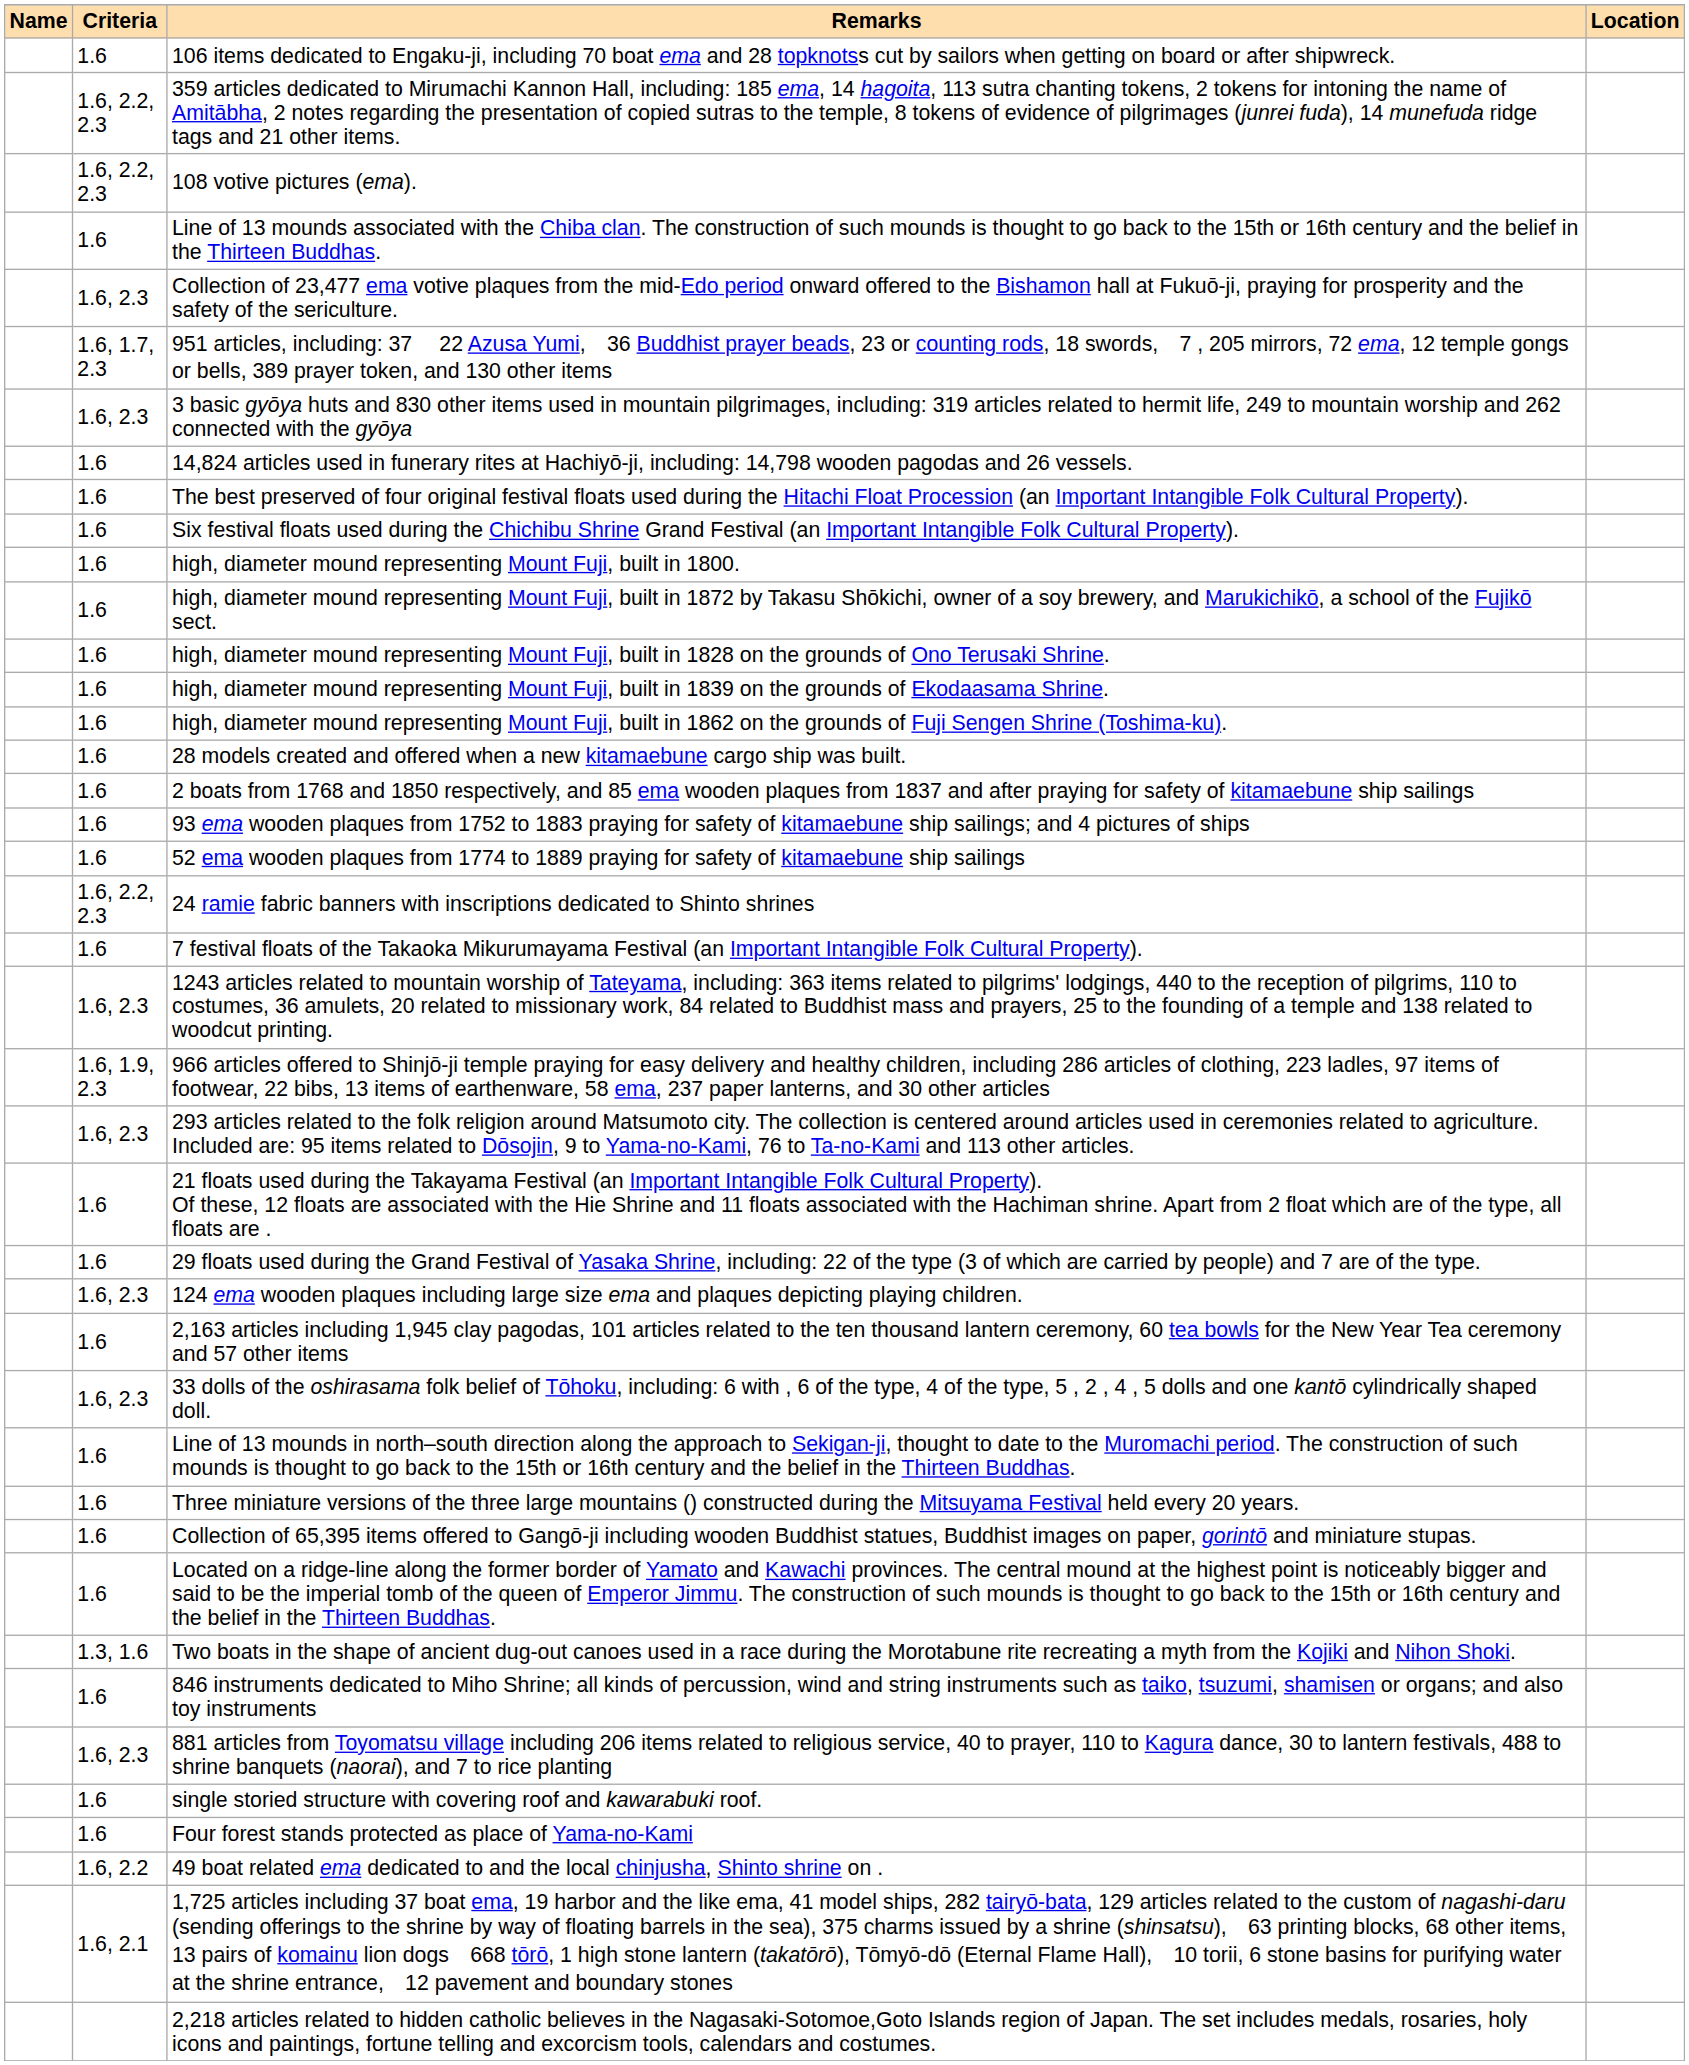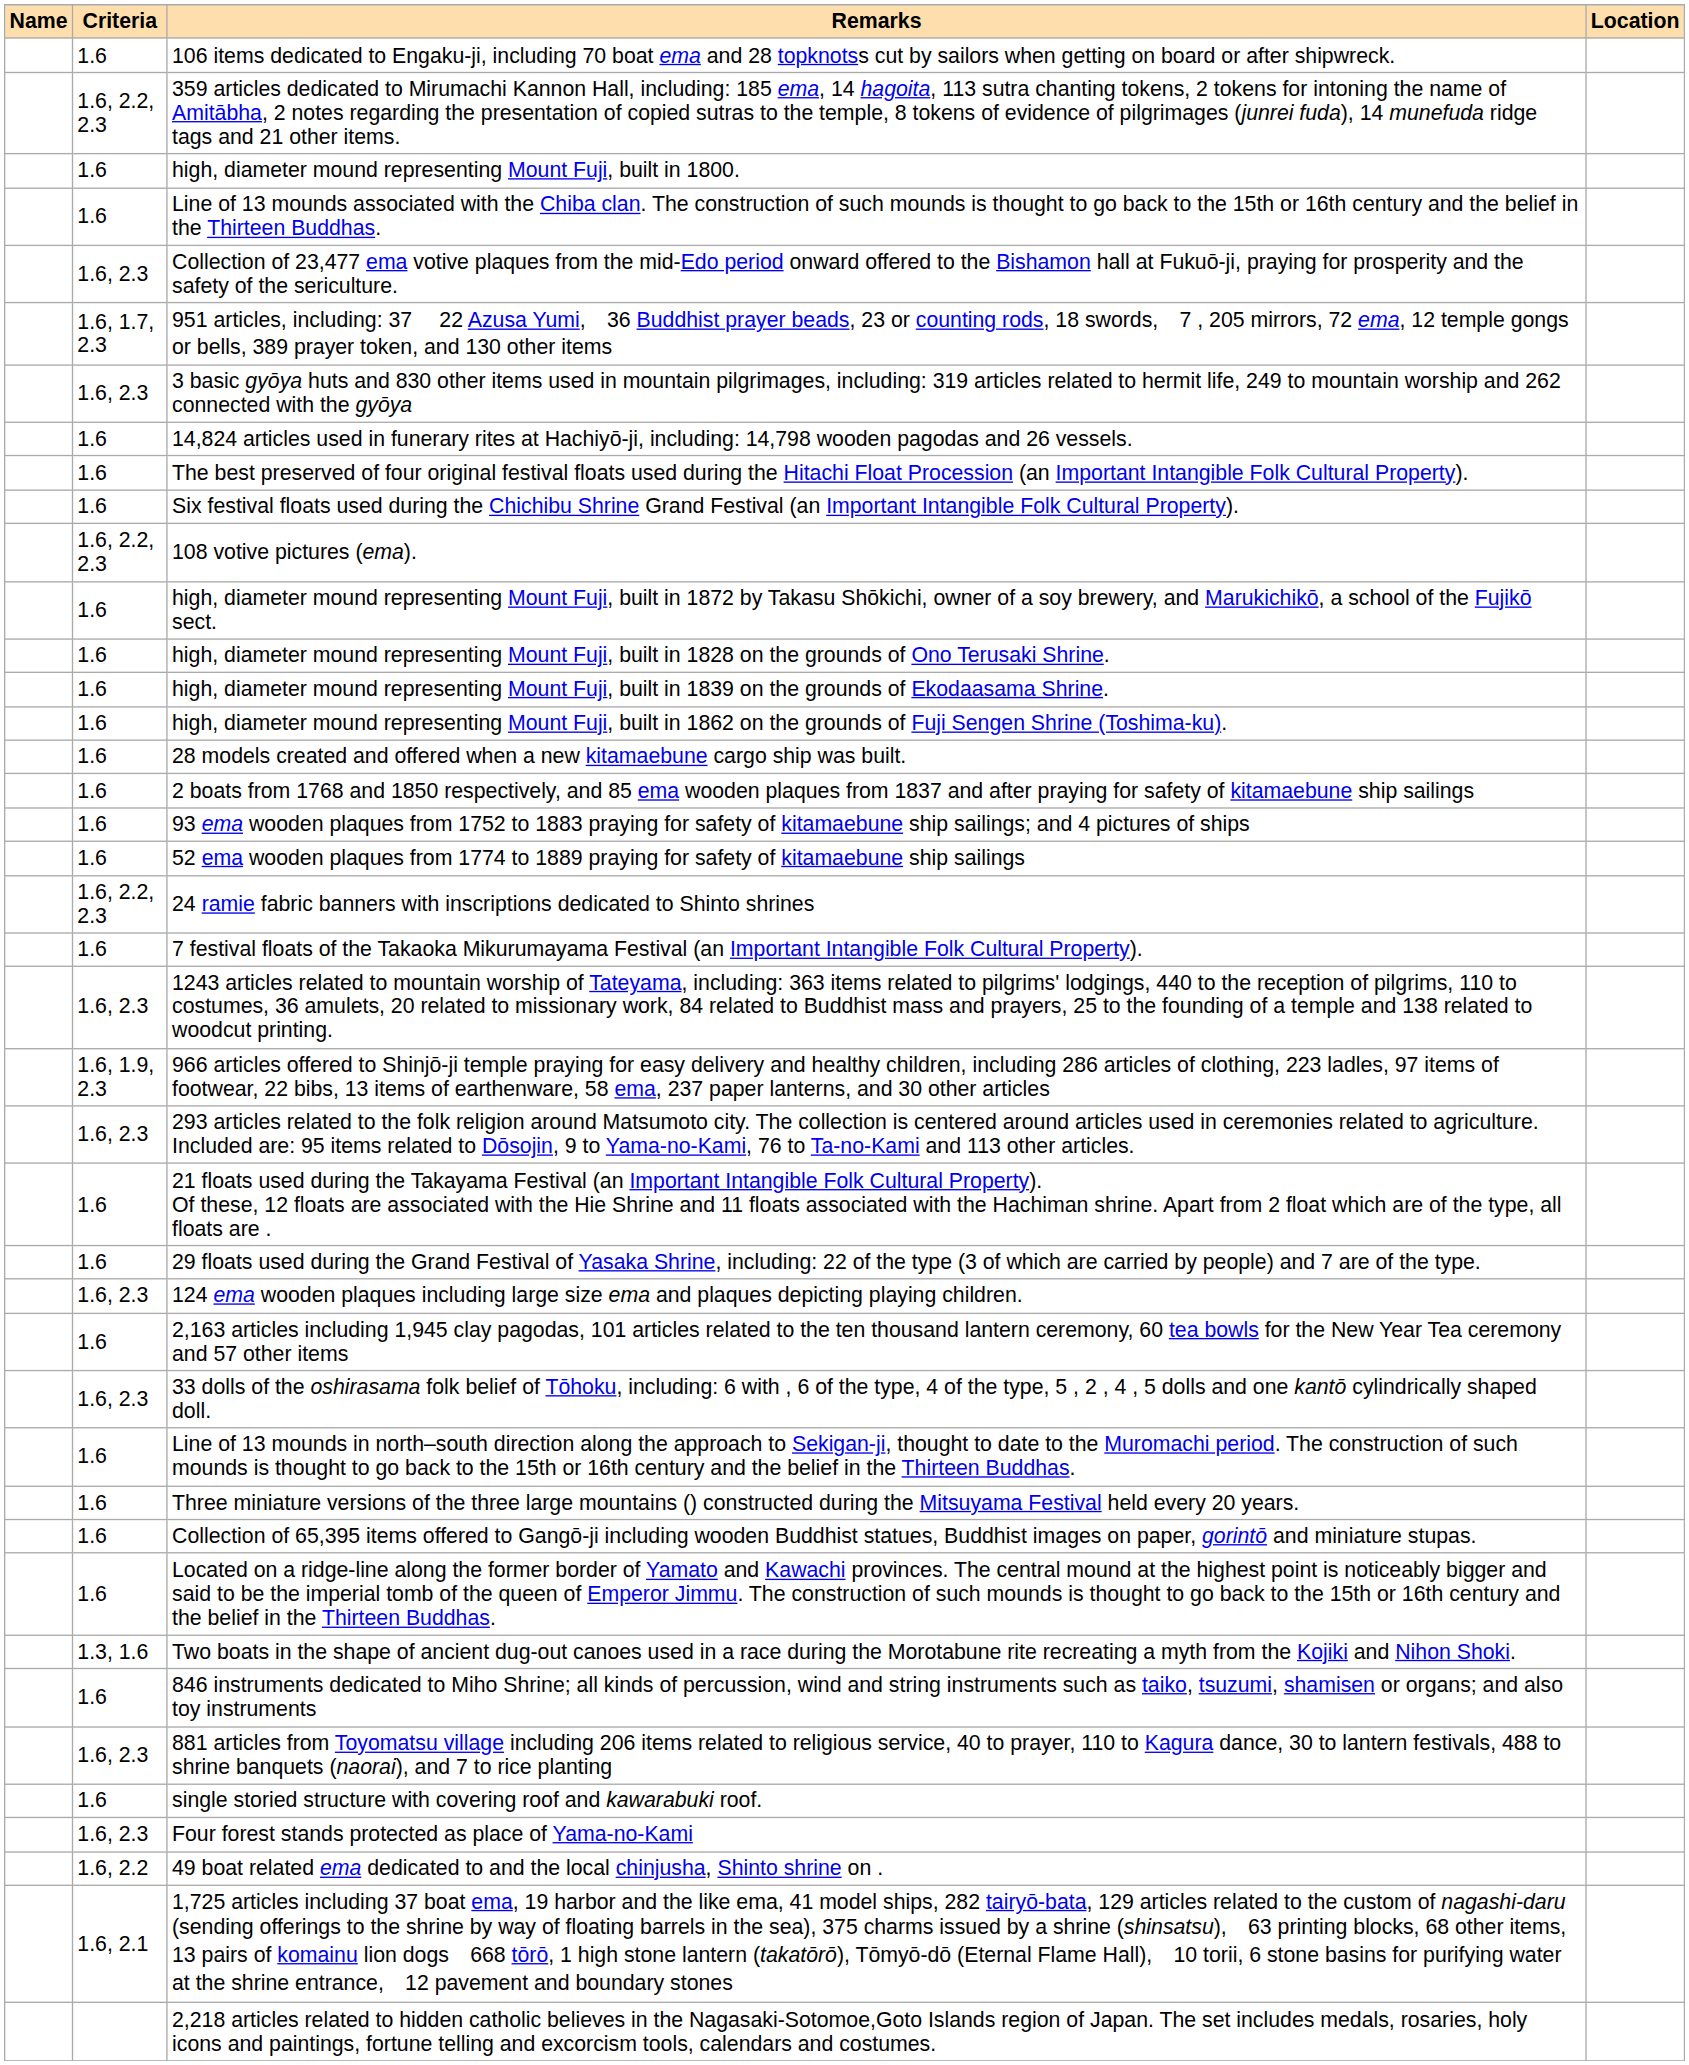rows swapped: (294, 182) <-> (456, 564)
(92, 1834) 1.6 -> (113, 1834) 1.6, 2.3
